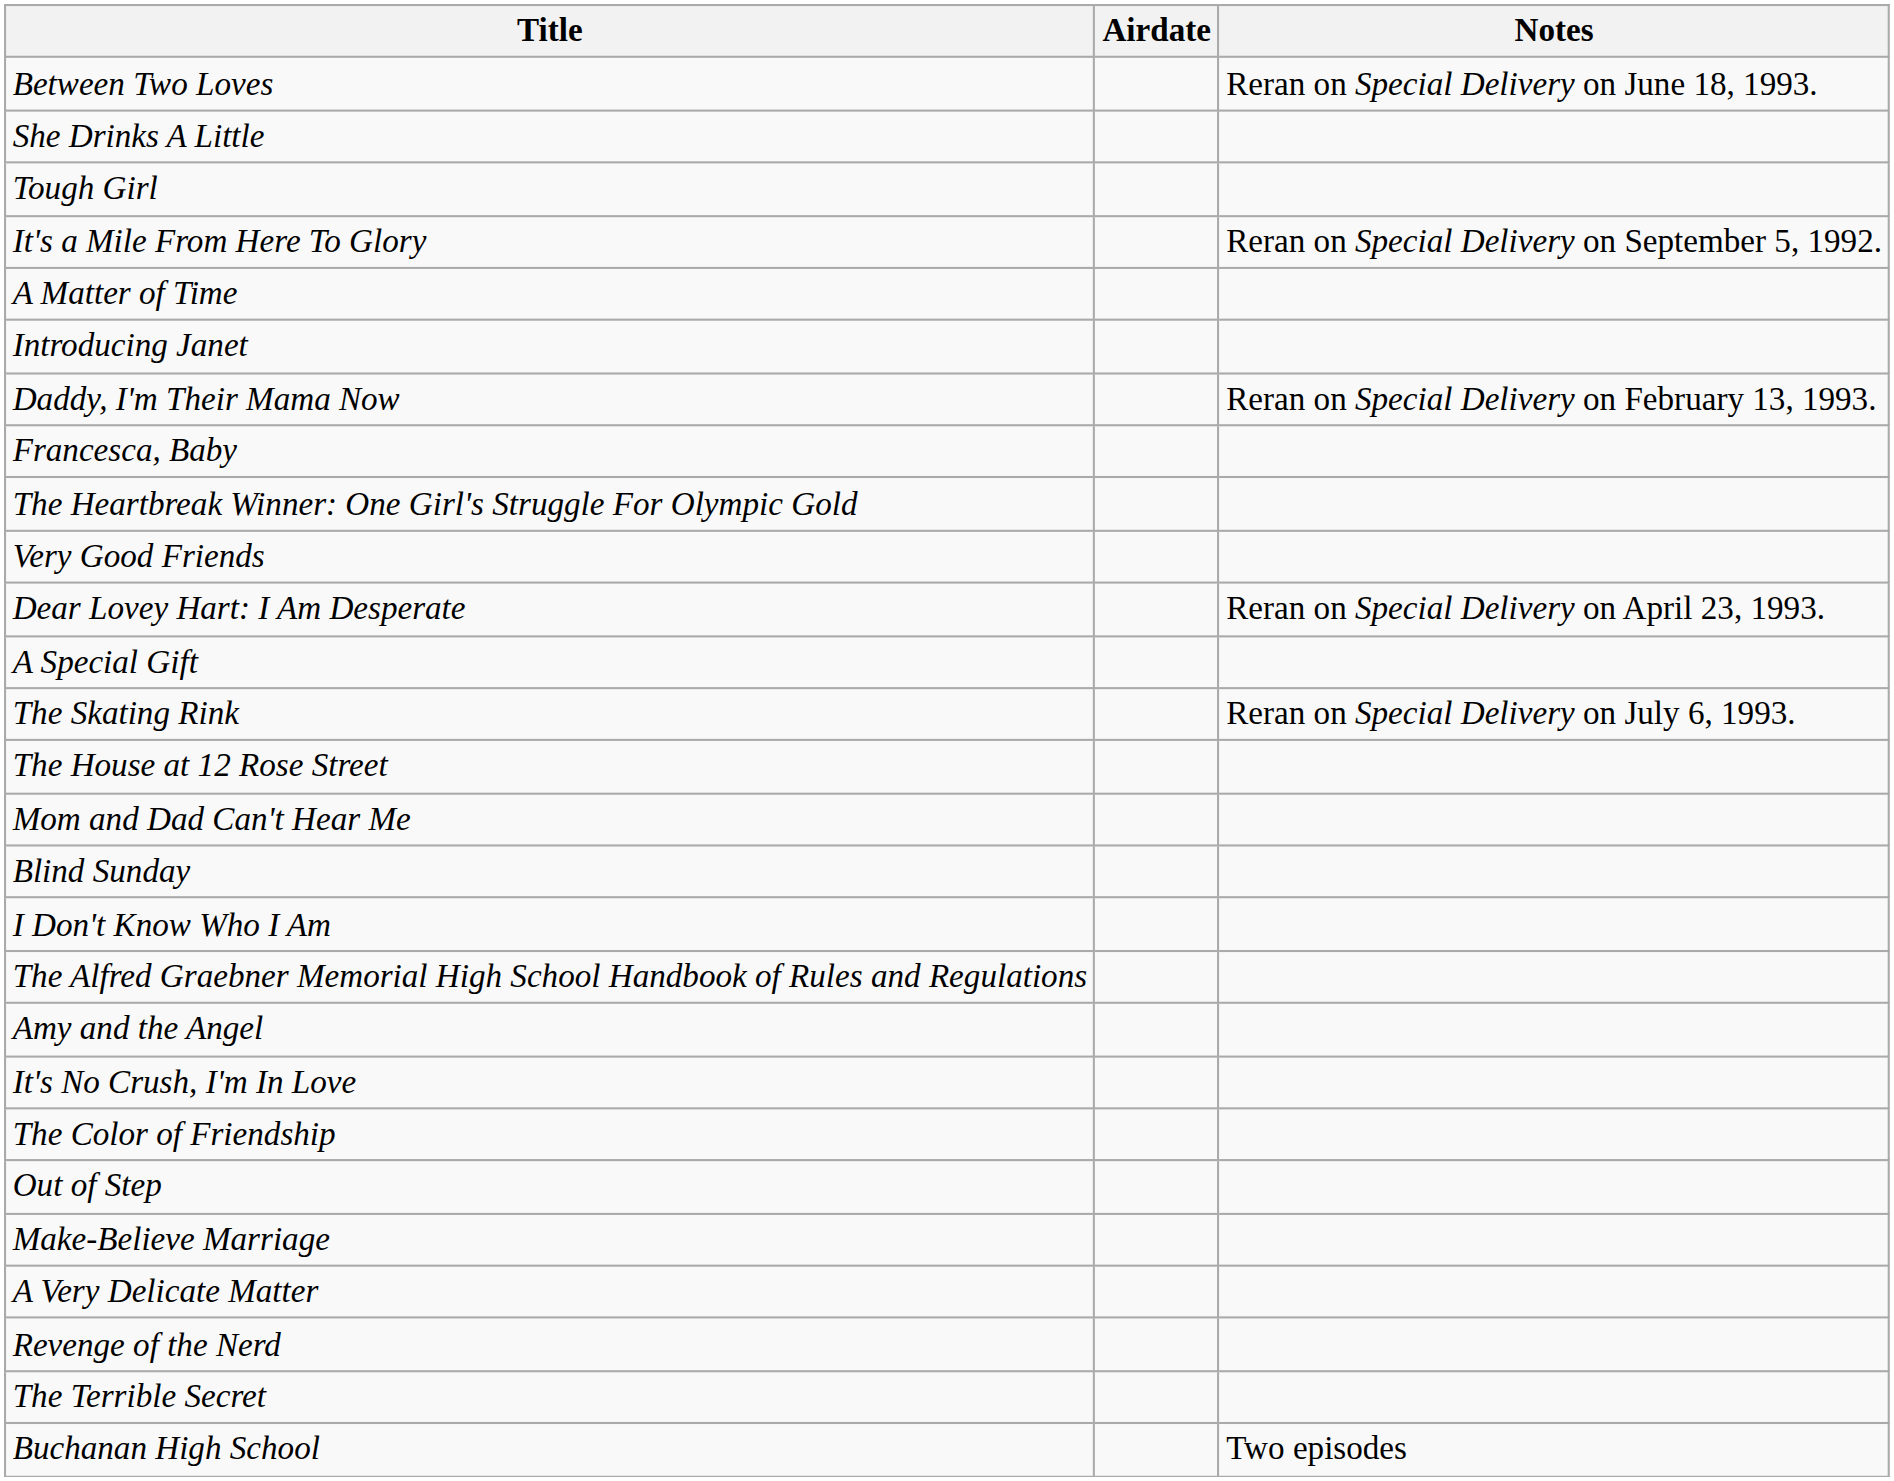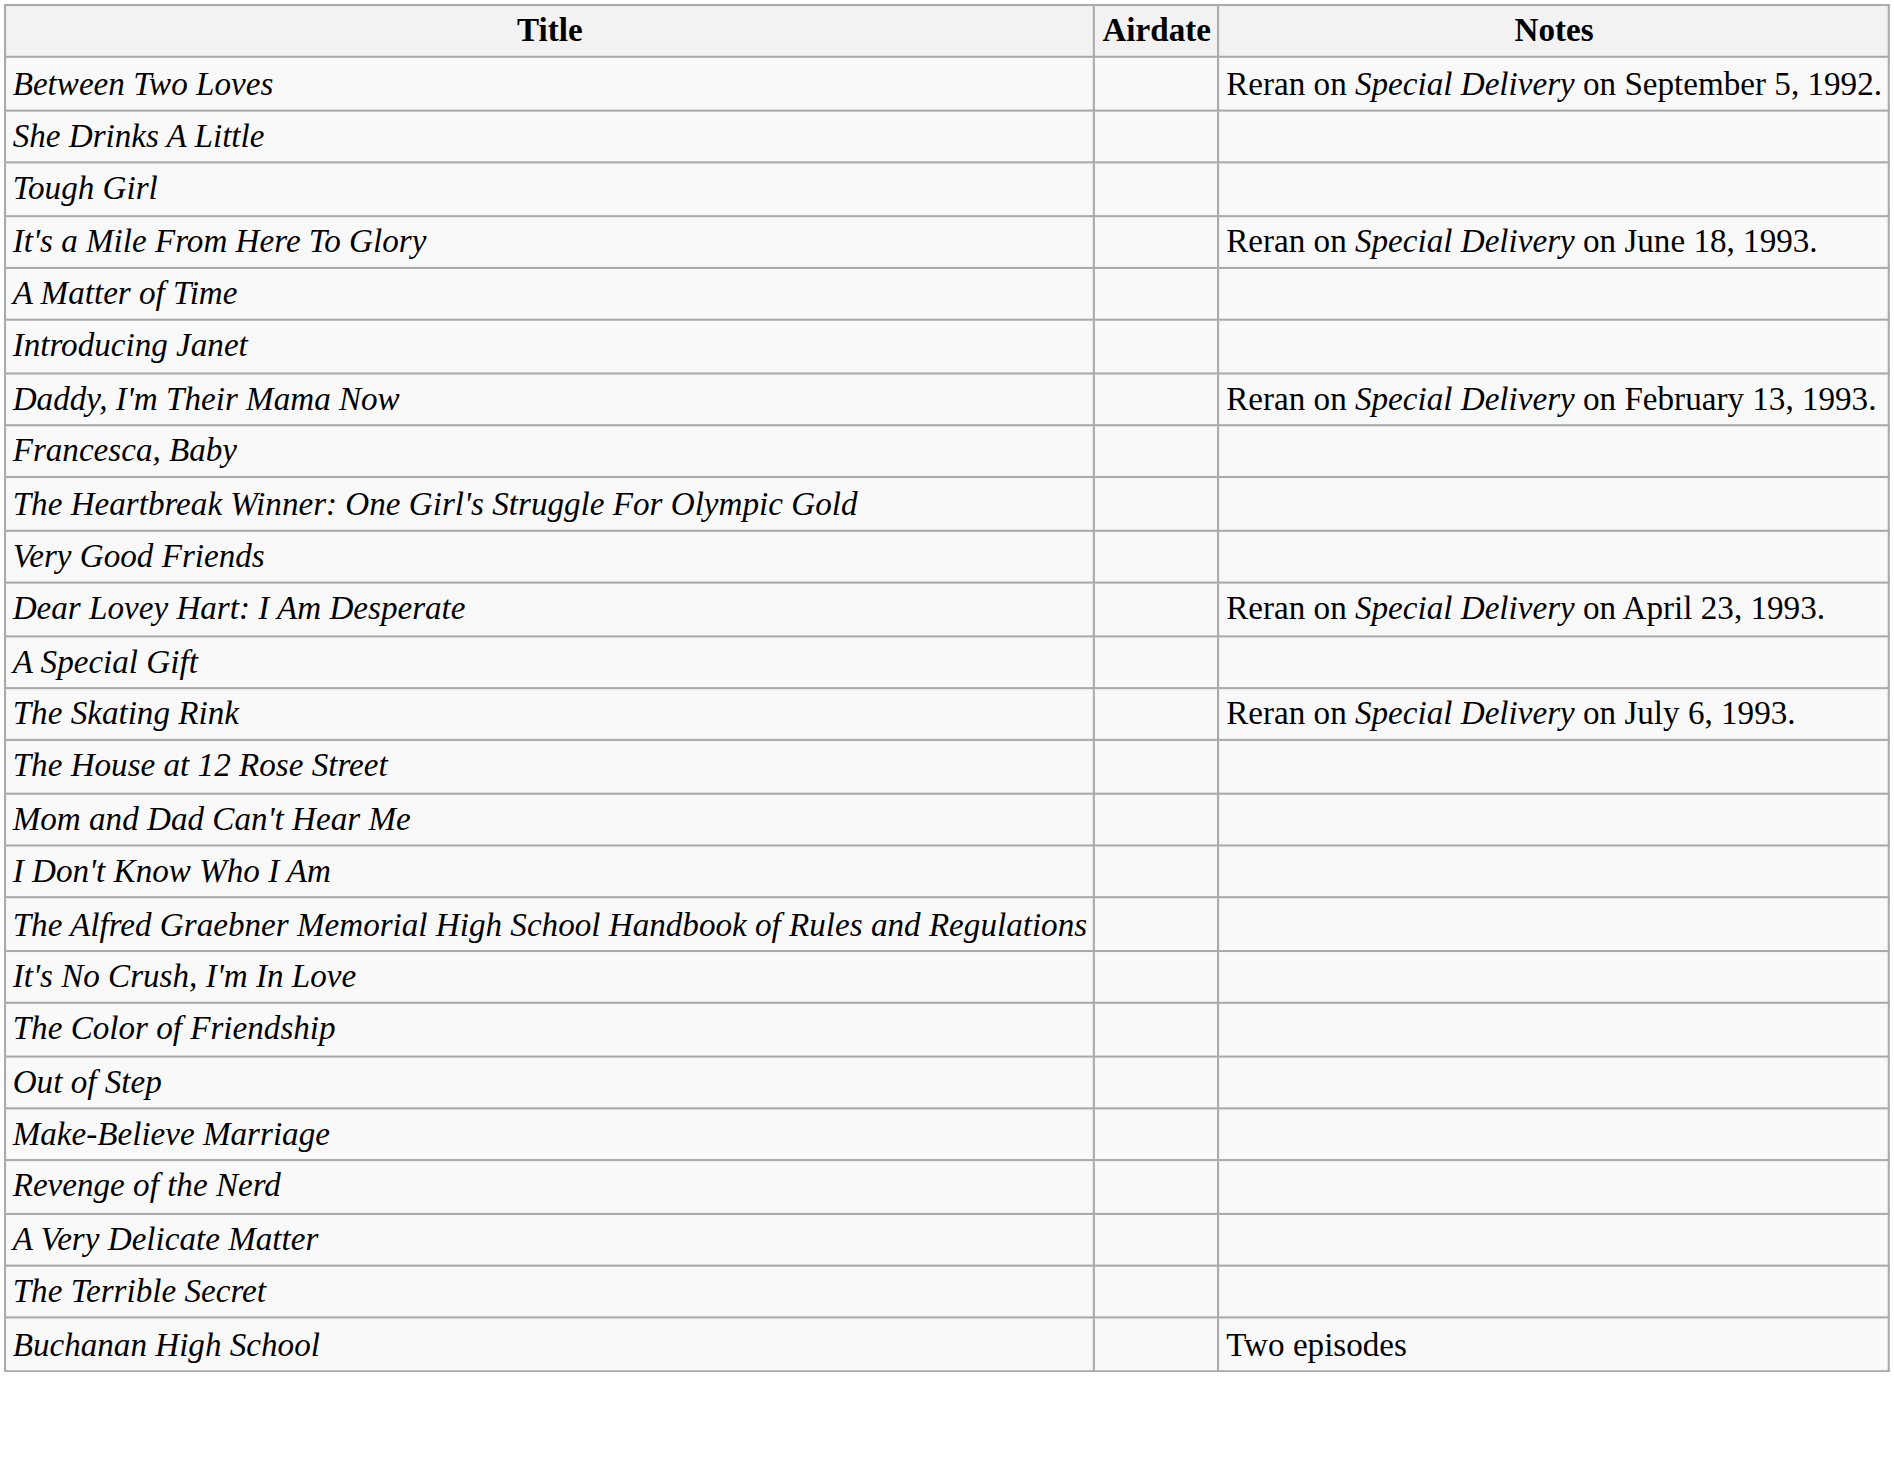(1522, 83) Reran on Special Delivery on June 18, 1993. -> (1554, 83) Reran on Special Delivery on September 5, 1992.
(1554, 240) Reran on Special Delivery on September 5, 1992. -> (1522, 240) Reran on Special Delivery on June 18, 1993.
- row: (101, 871)
- row: (138, 1028)
rows swapped: (165, 1291) <-> (147, 1343)
